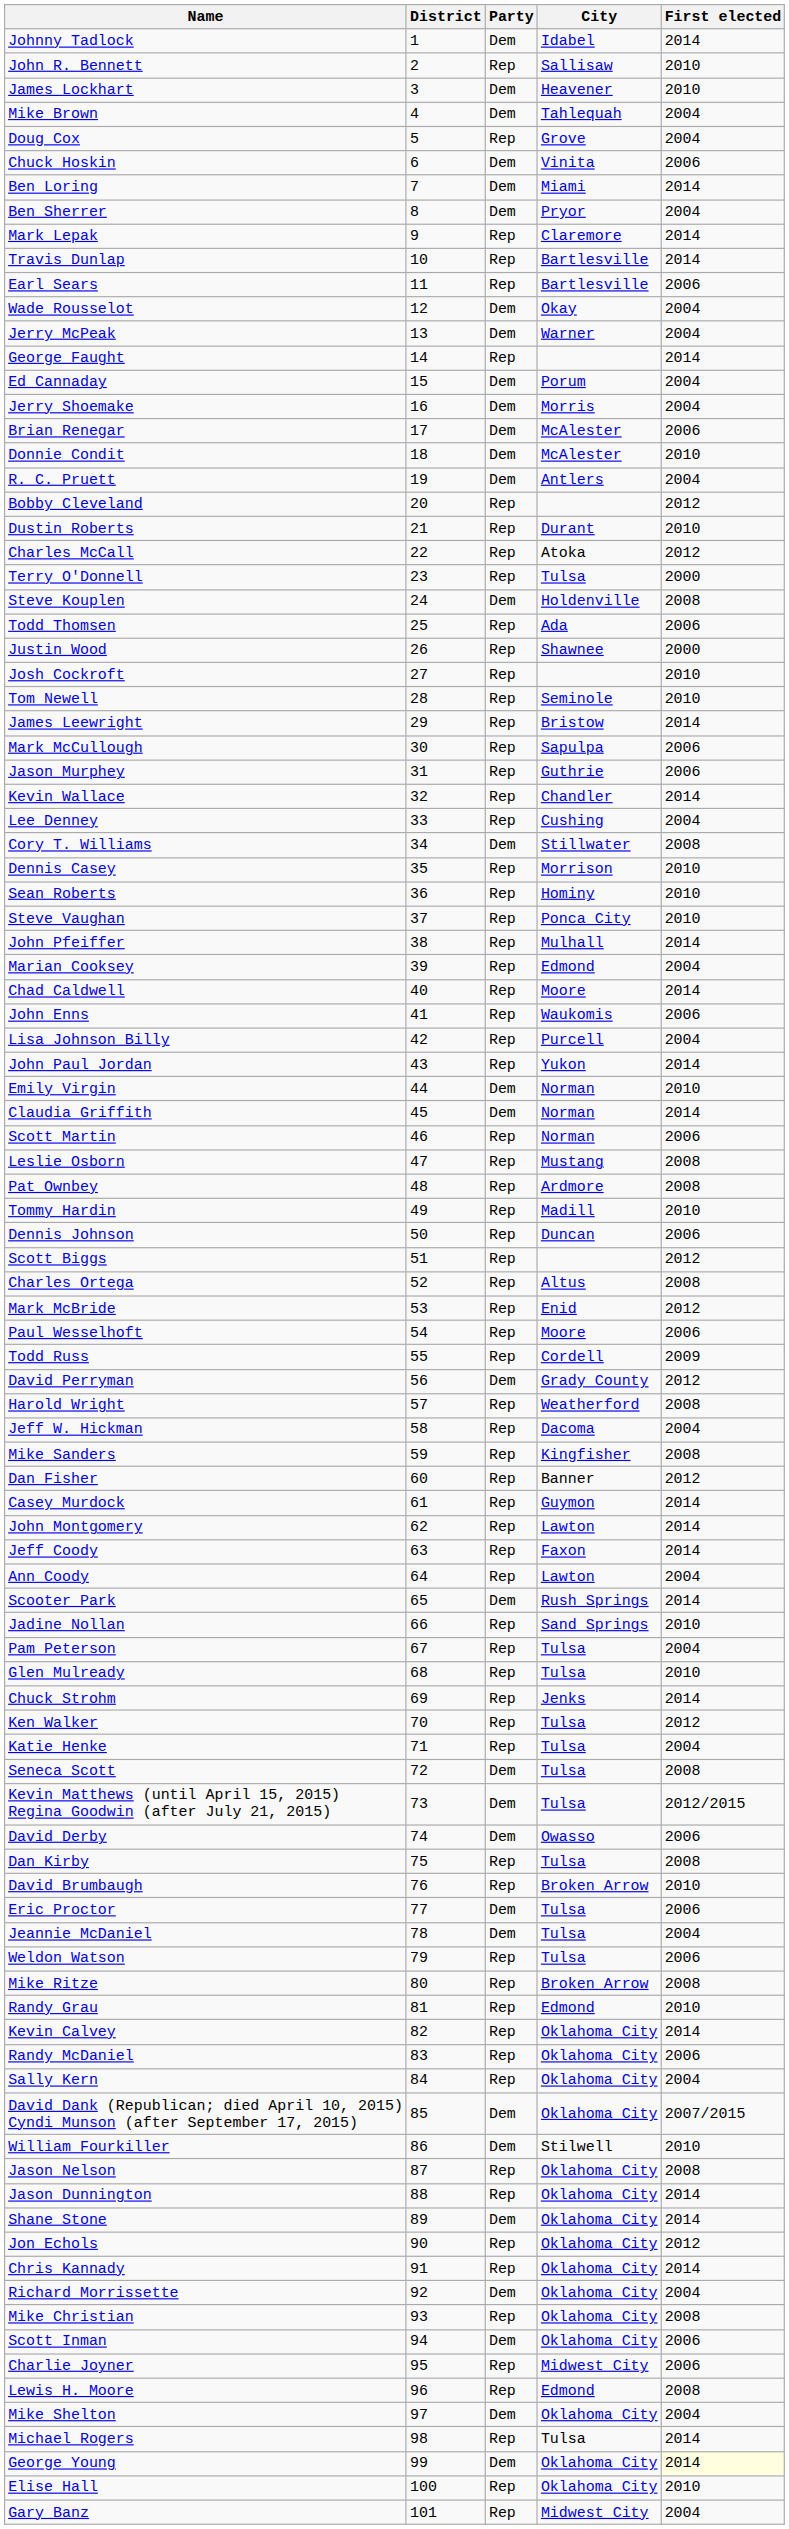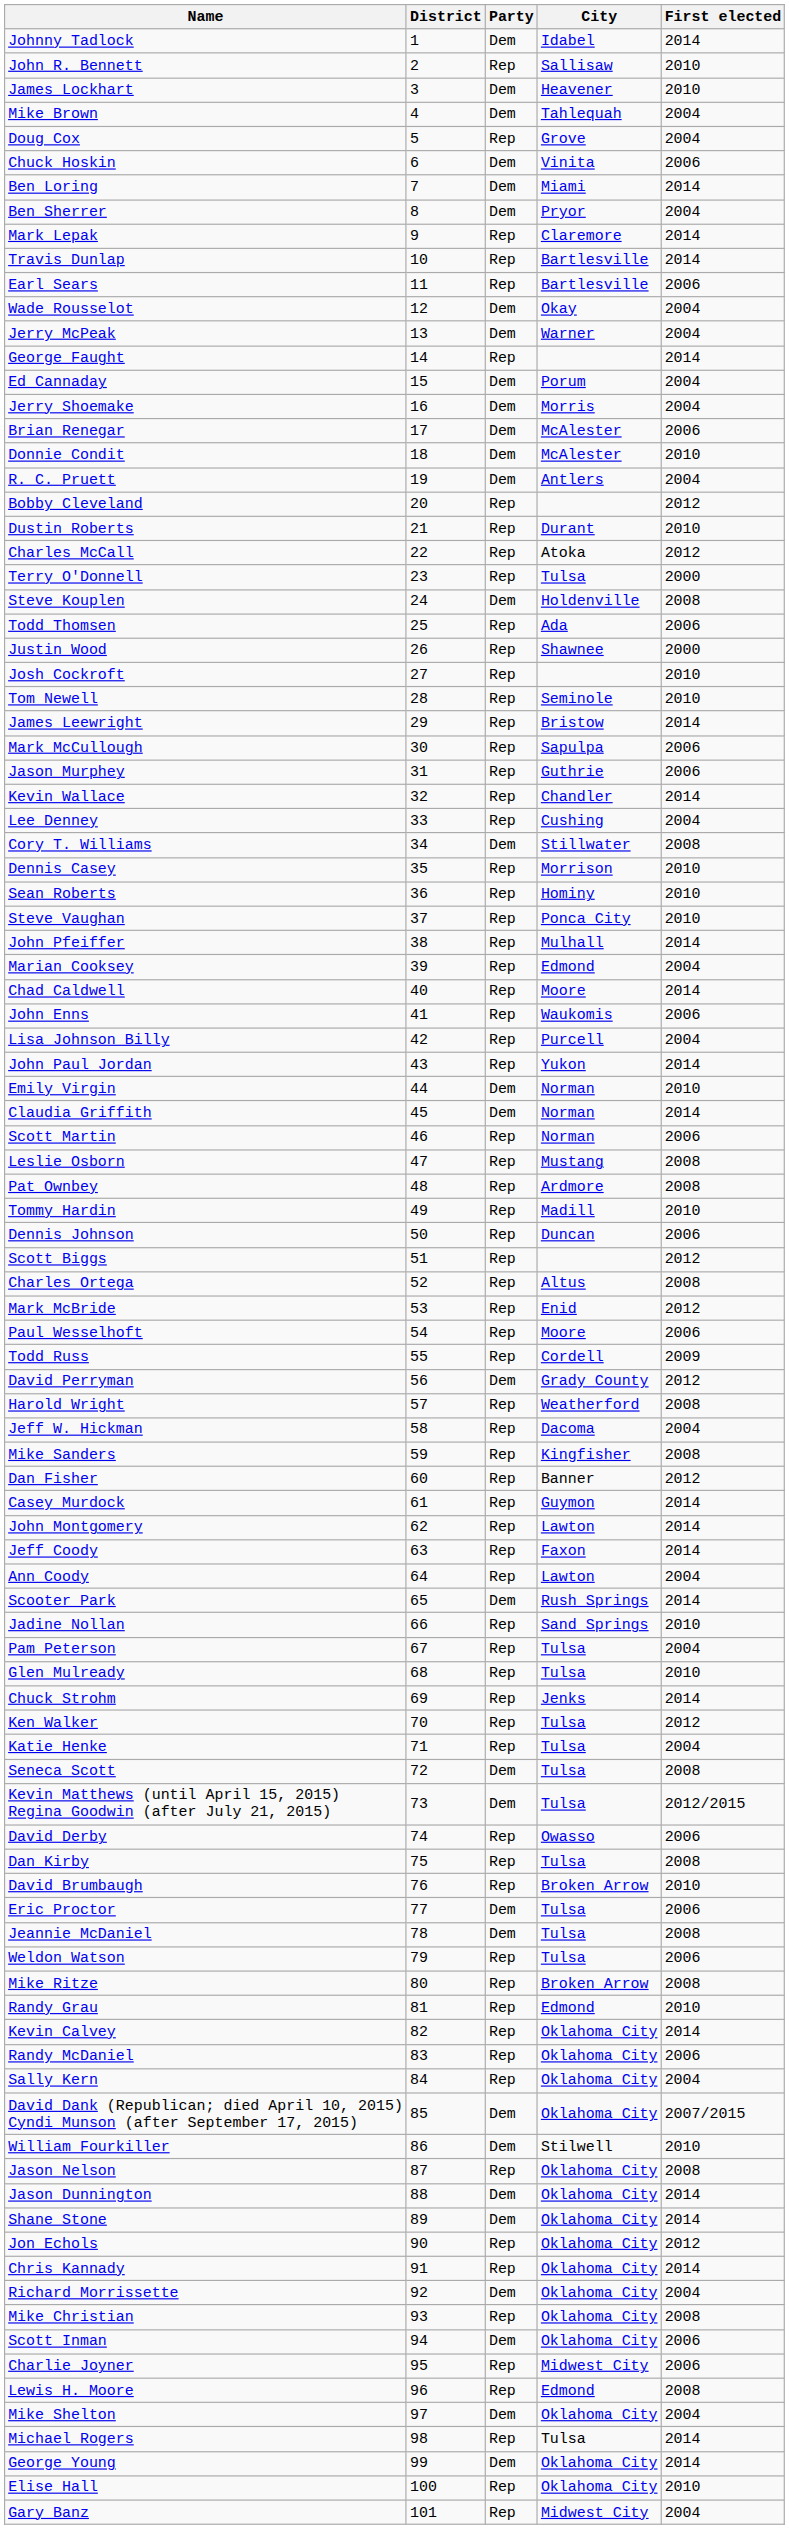(502, 1837) Dem -> (502, 1837) Rep
(683, 1935) 2004 -> (683, 1935) 2008
(502, 2195) Rep -> (502, 2195) Dem
(683, 2463) lightyellow background -> (683, 2463) no background
